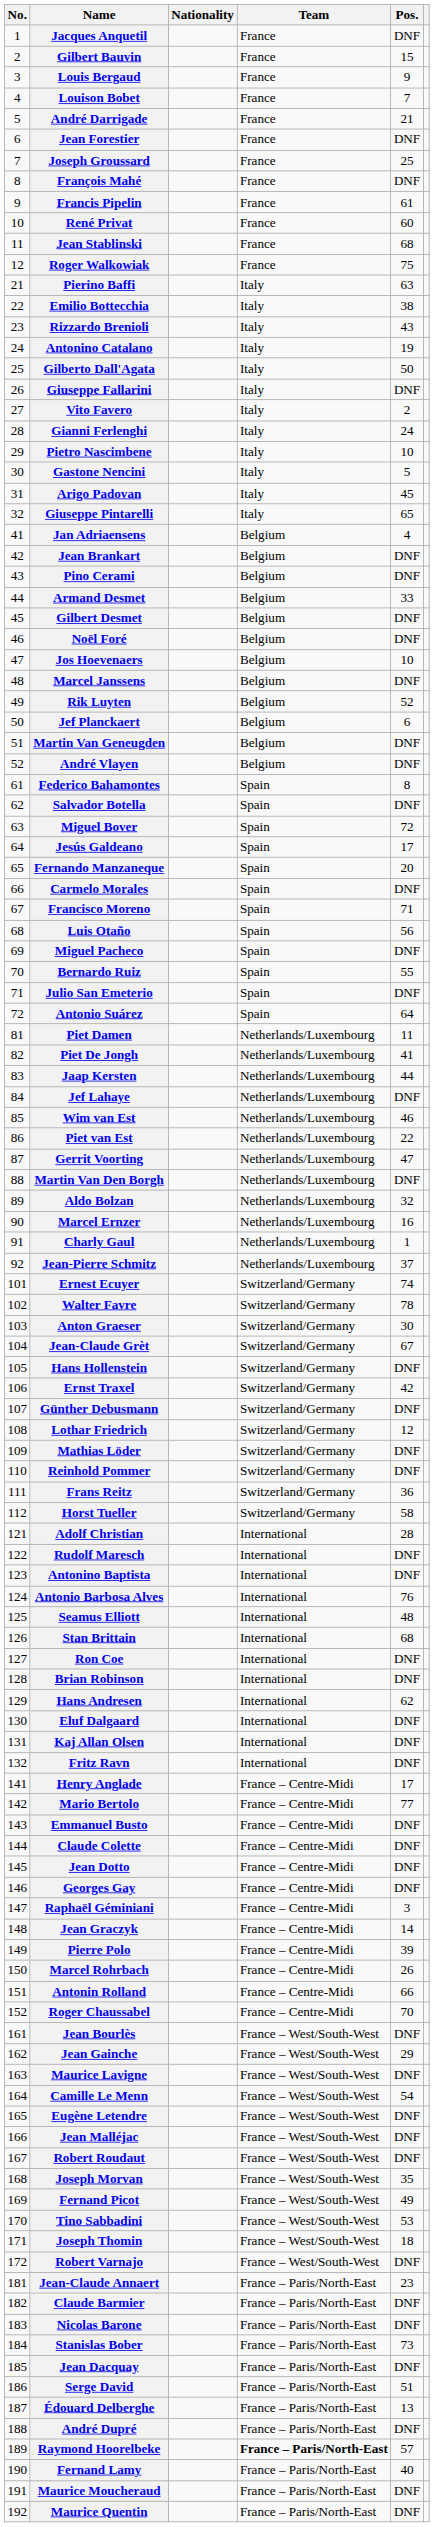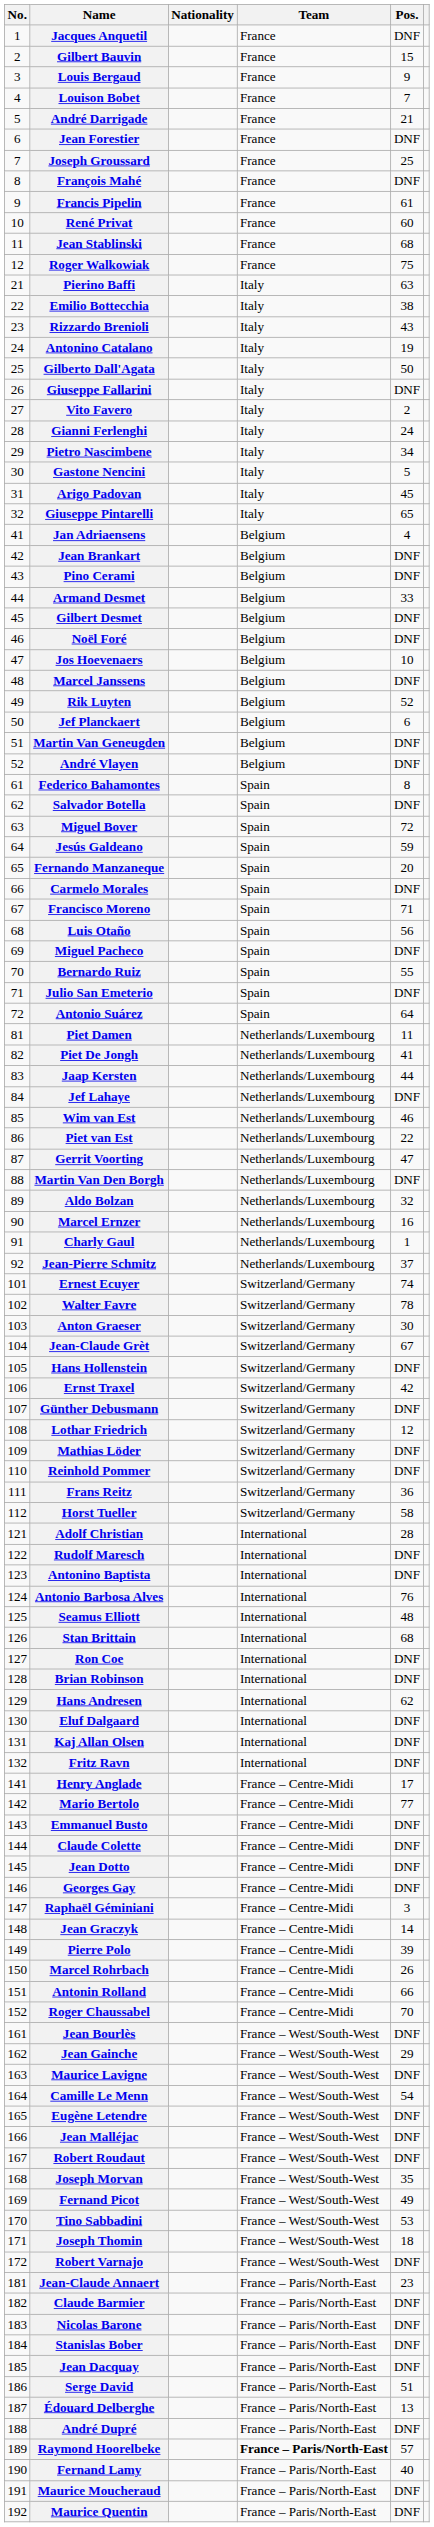(407, 451) 10 -> (407, 451) 34
(407, 847) 17 -> (407, 847) 59
(407, 2345) 73 -> (407, 2345) DNF
